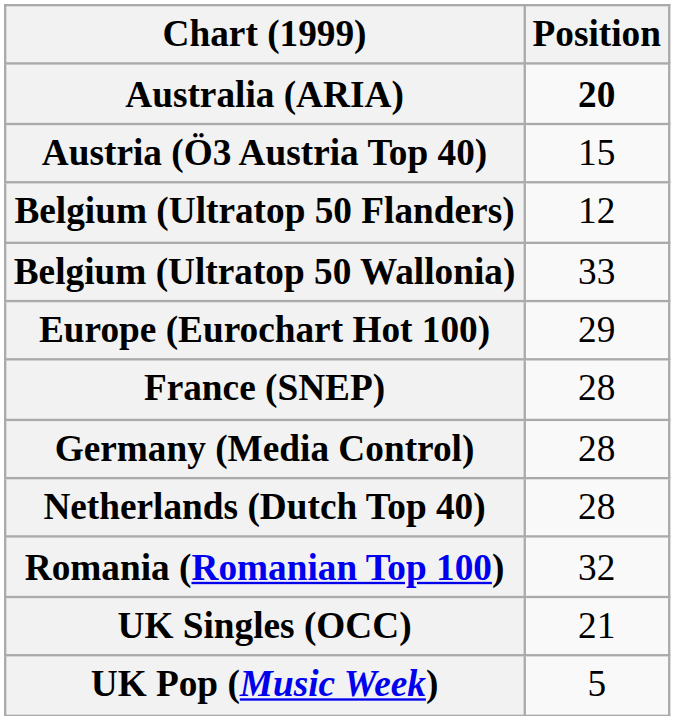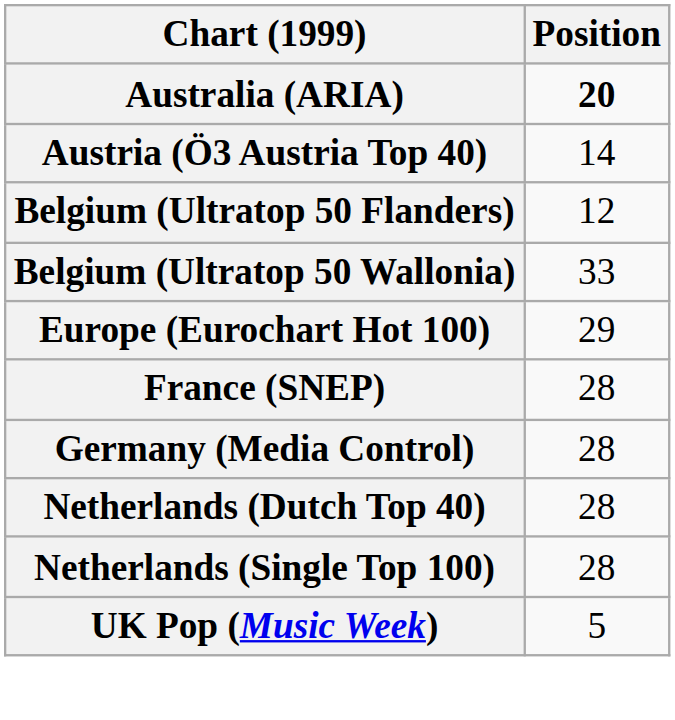(597, 152) 15 -> (597, 152) 14
+ row: (265, 566)
- row: (265, 566)
- row: (265, 625)
